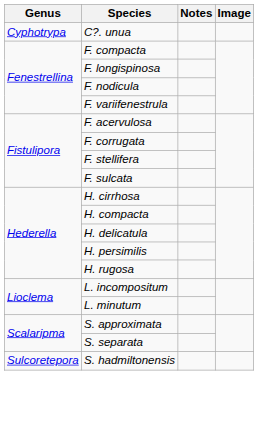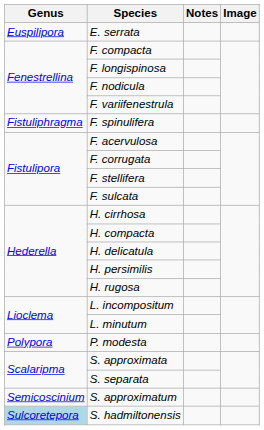- row: (107, 31)
+ row: (115, 31)
+ row: (122, 123)
+ row: (118, 342)
+ row: (133, 397)
(43, 360) no background -> (43, 415) lightblue background
